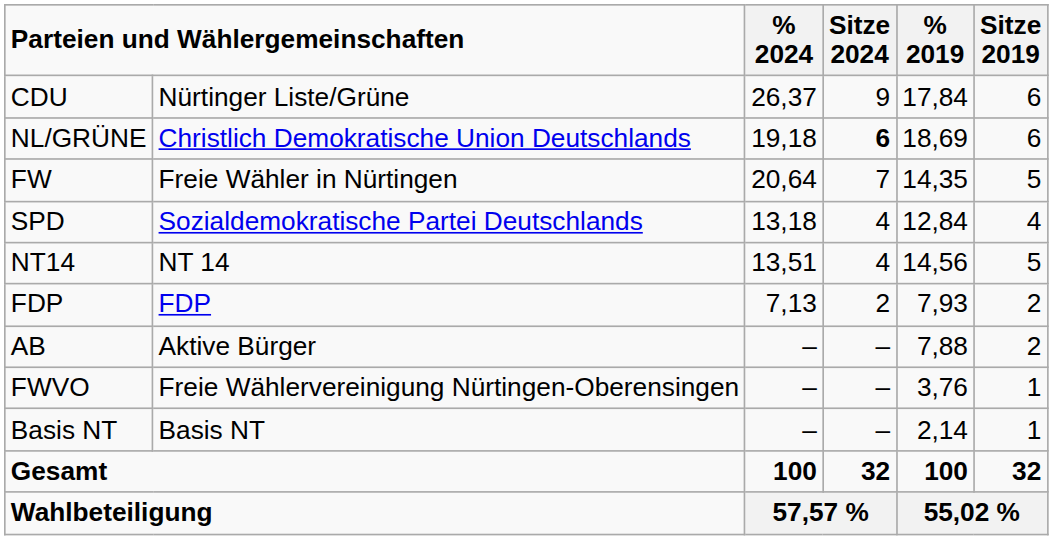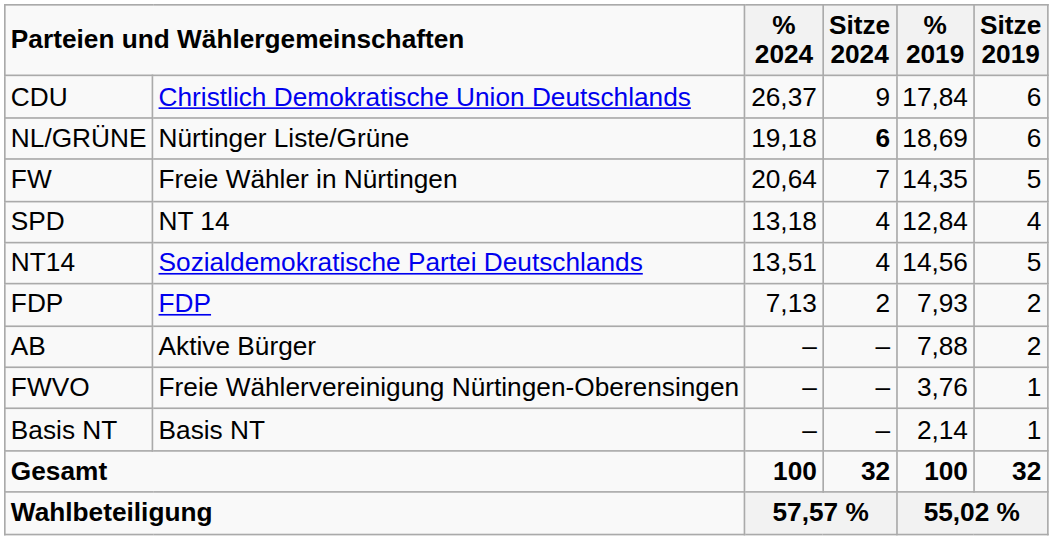(284, 96) Nürtinger Liste/Grüne -> (425, 96) Christlich Demokratische Union Deutschlands
(425, 138) Christlich Demokratische Union Deutschlands -> (284, 138) Nürtinger Liste/Grüne
(401, 221) Sozialdemokratische Partei Deutschlands -> (194, 221) NT 14
(194, 262) NT 14 -> (401, 262) Sozialdemokratische Partei Deutschlands
